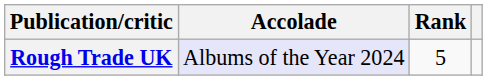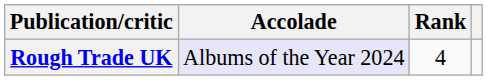(440, 57) 5 -> (440, 57) 4
